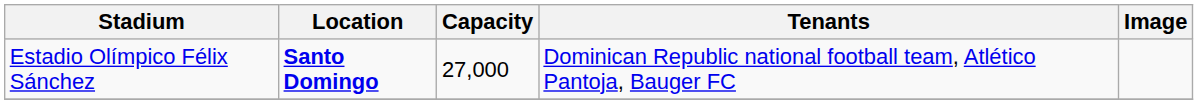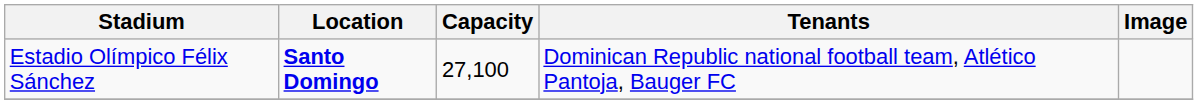(475, 68) 27,000 -> (475, 68) 27,100
